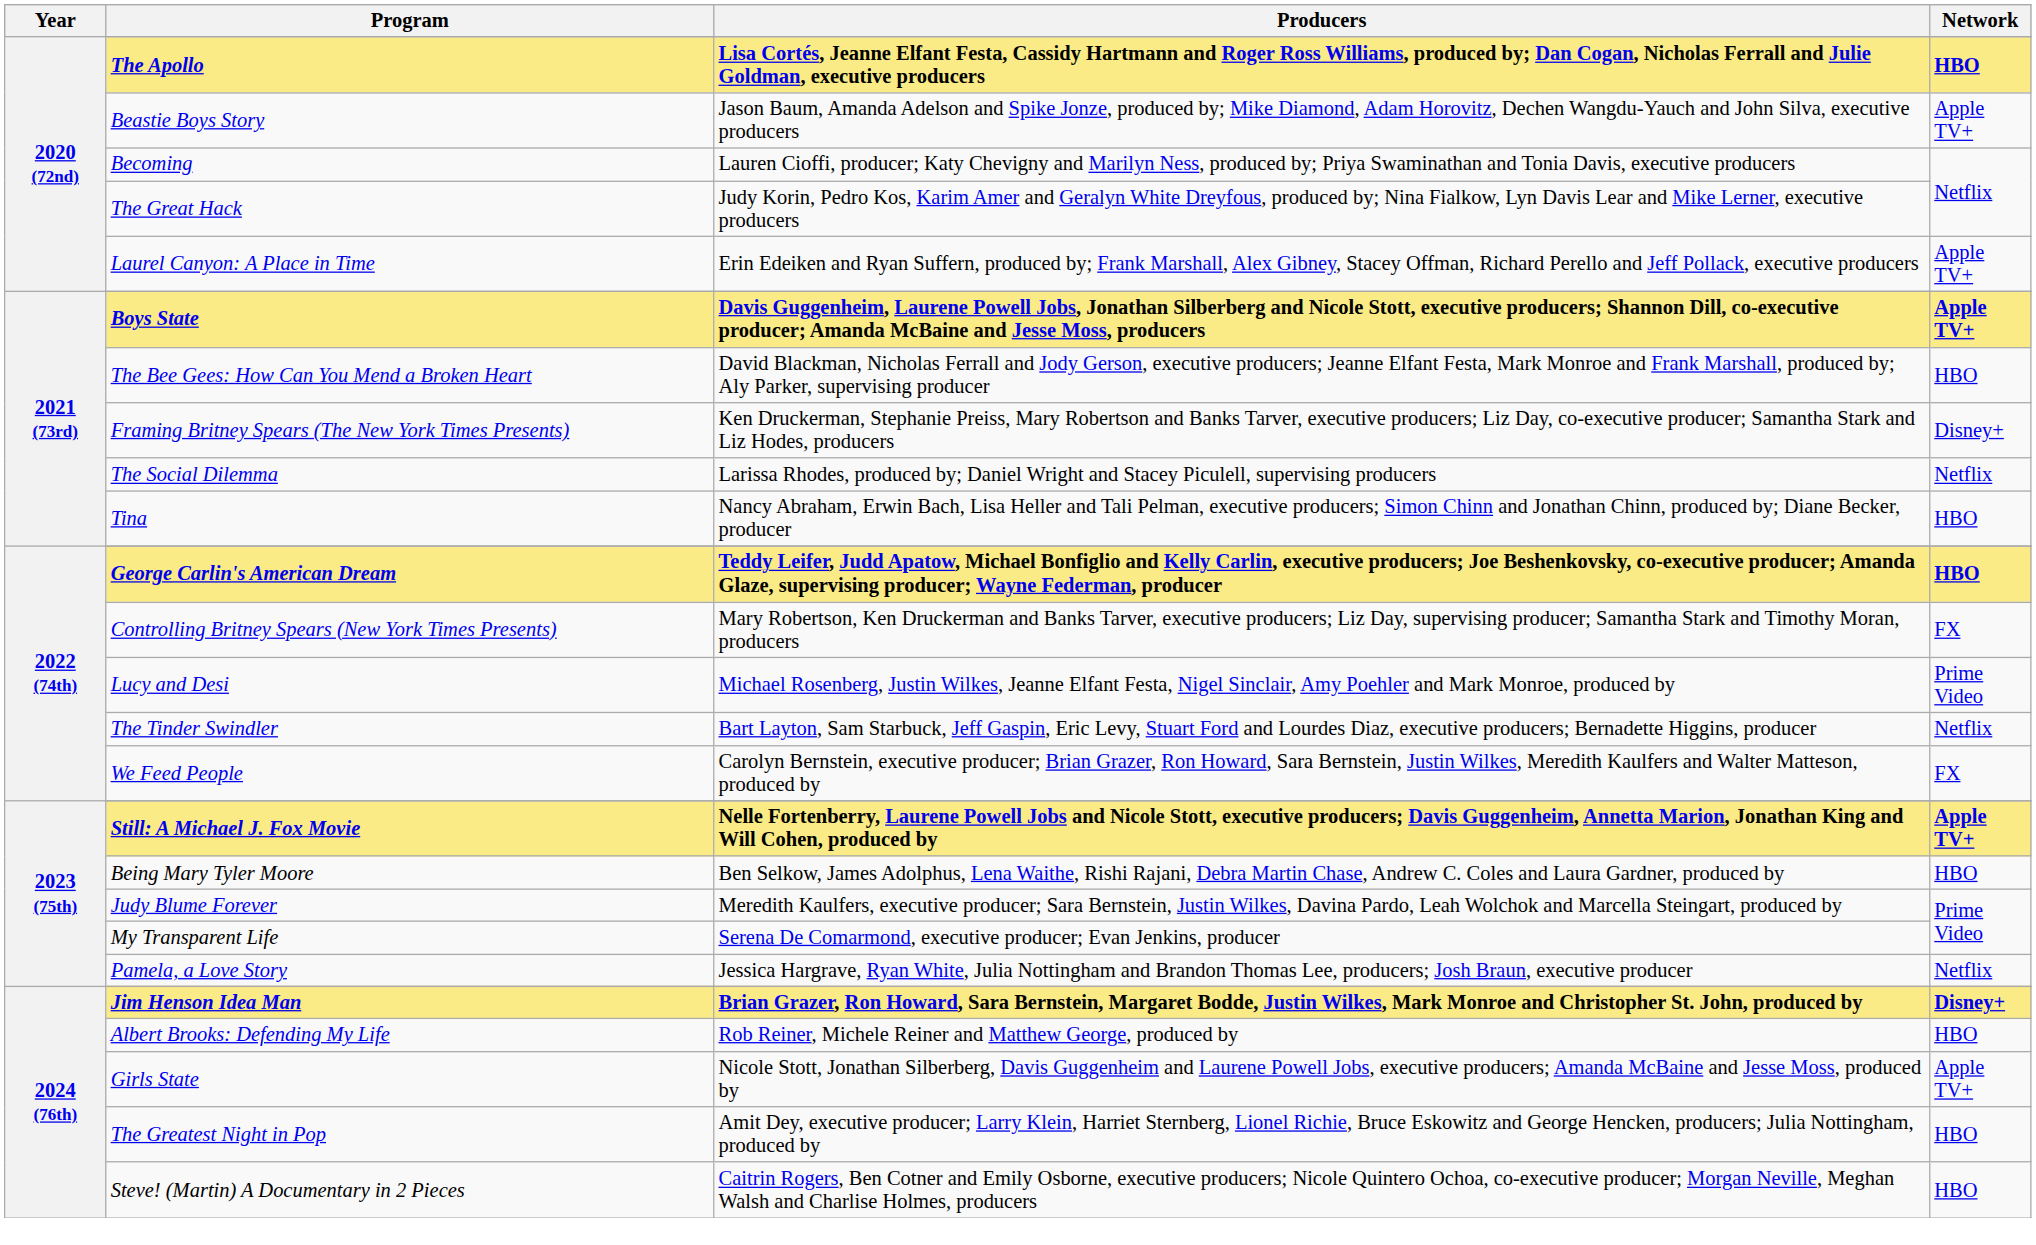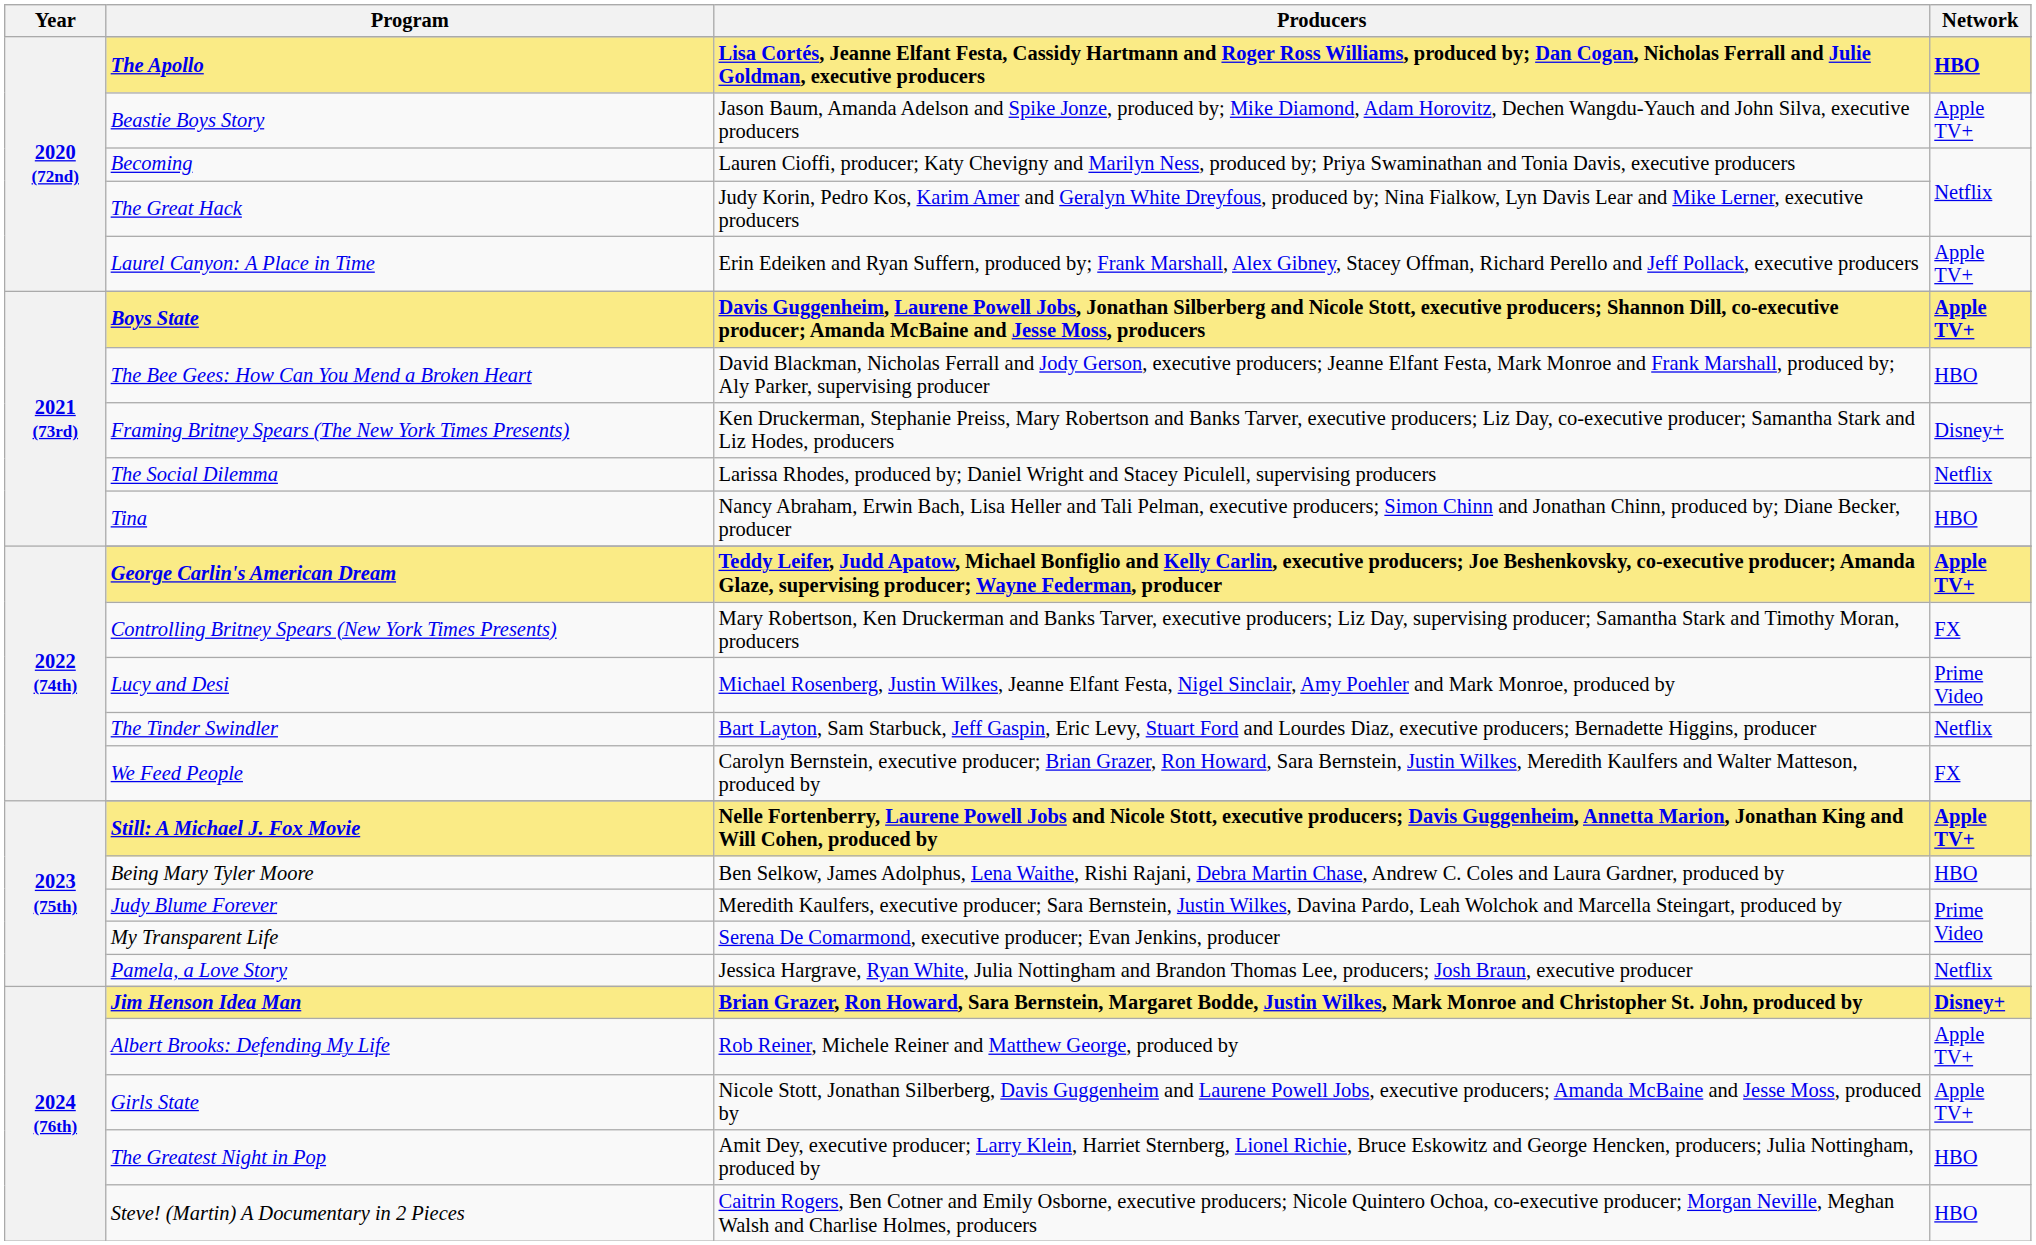(1957, 573) HBO -> (1960, 573) Apple TV+
(1956, 1034) HBO -> (1959, 1046) Apple TV+
